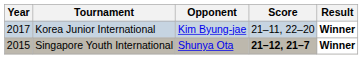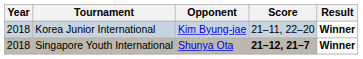(19, 30) 2017 -> (19, 30) 2018
(19, 46) 2015 -> (19, 46) 2018
